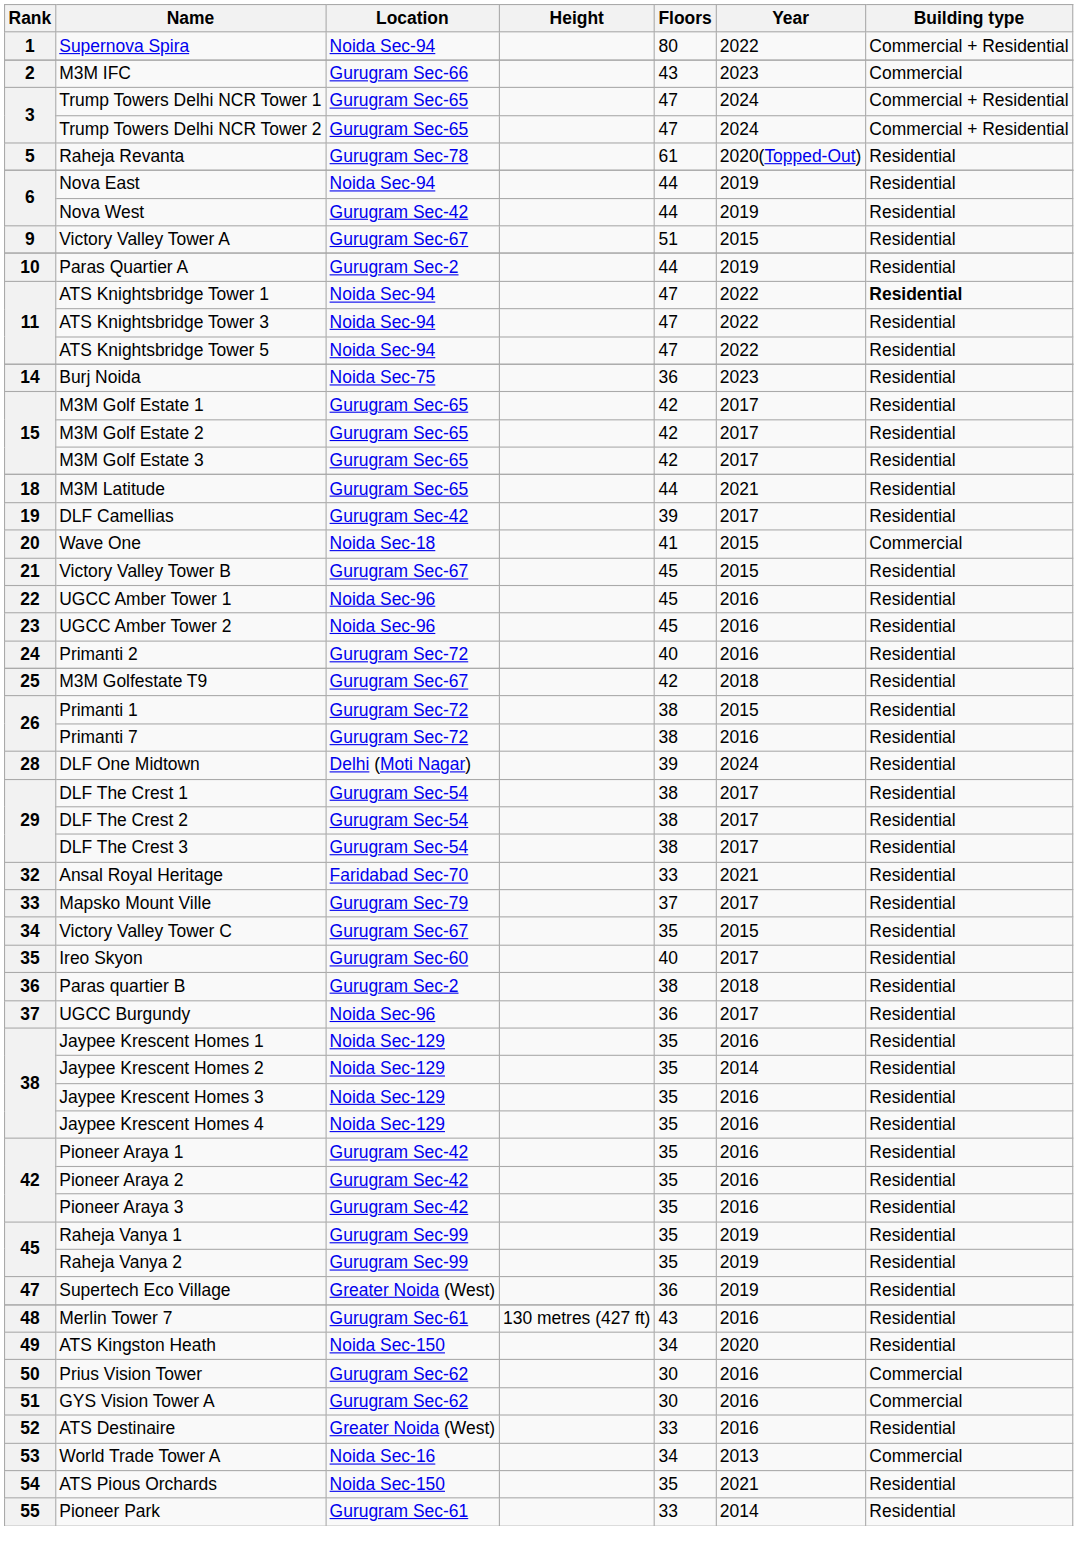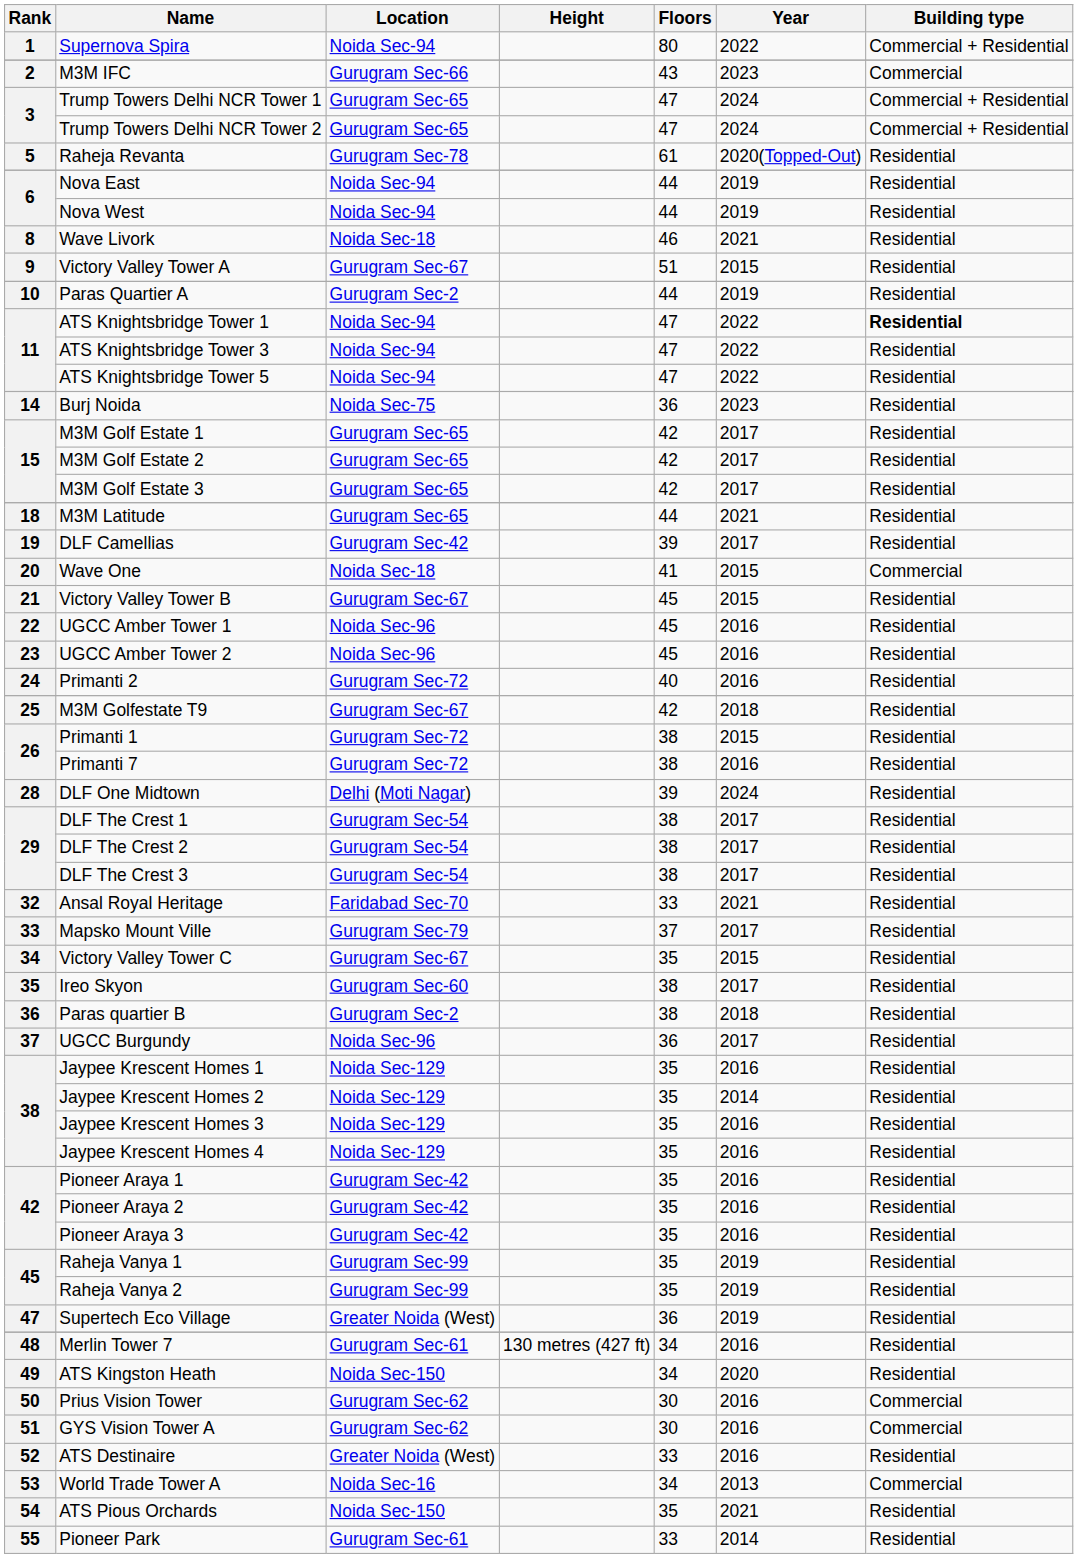(399, 211) Gurugram Sec-42 -> (382, 211) Noida Sec-94
+ row: (107, 239)
(668, 958) 40 -> (668, 986) 38
(668, 1318) 43 -> (668, 1345) 34
